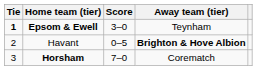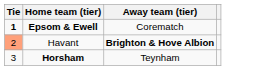- column: (119, 12)
(191, 27) Teynham -> (160, 27) Corematch
(14, 42) no background -> (14, 42) lightsalmon background
(191, 57) Corematch -> (160, 57) Teynham
